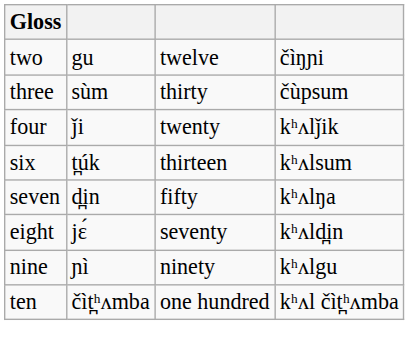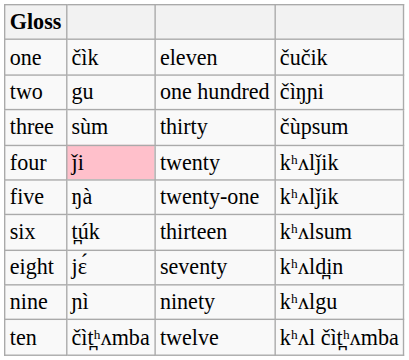+ row: (26, 57)
(189, 57) twelve -> (215, 92) one hundred
(78, 127) no background -> (78, 162) pink background
+ row: (27, 197)
- row: (35, 197)
(215, 302) one hundred -> (189, 337) twelve
